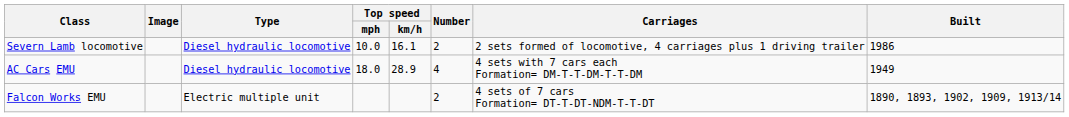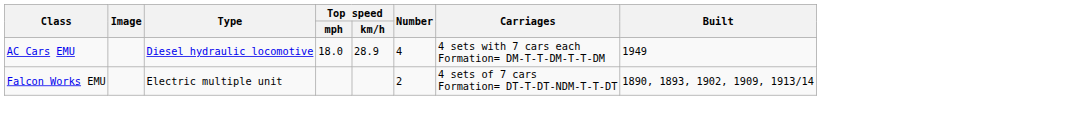- row: (75, 46)
